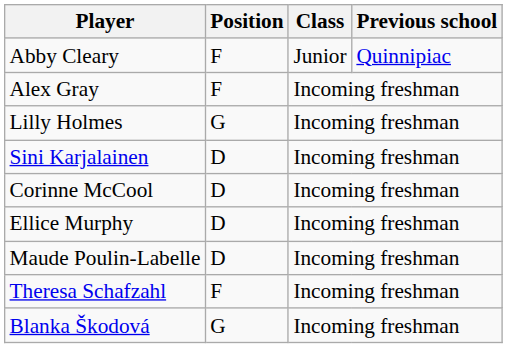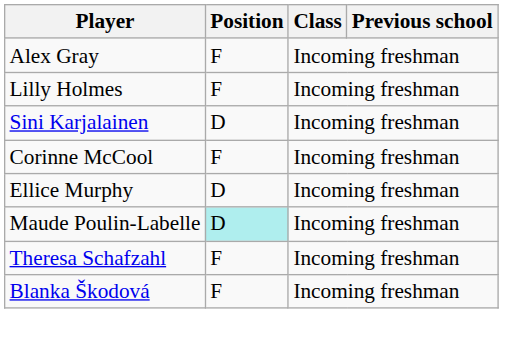- row: (64, 55)
(218, 122) G -> (216, 88) F
(218, 190) D -> (216, 156) F
(218, 257) no background -> (218, 223) paleturquoise background
(218, 325) G -> (216, 291) F
